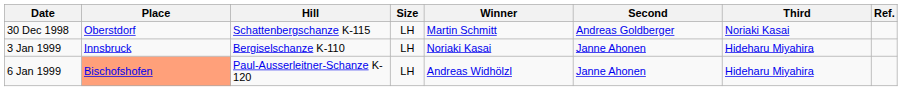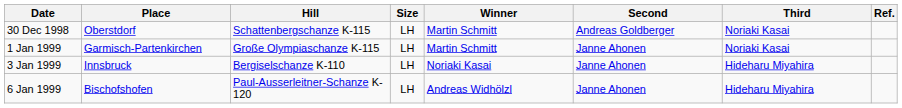+ row: (34, 48)
(118, 71) lightsalmon background -> (118, 89) no background
